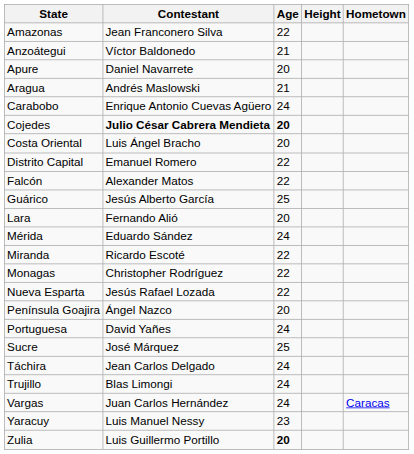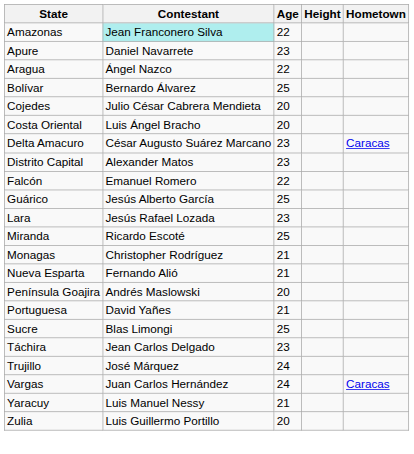(164, 32) no background -> (164, 32) paleturquoise background
- row: (36, 51)
(283, 69) 20 -> (283, 51) 23
(153, 88) Andrés Maslowski -> (139, 69) Ángel Nazco
(283, 88) 21 -> (283, 69) 22
+ row: (25, 88)
- row: (33, 106)
(188, 125) bold -> (183, 106) normal
(283, 125) bold -> (283, 106) normal
+ row: (45, 144)
(151, 162) Emanuel Romero -> (149, 162) Alexander Matos
(283, 162) 22 -> (283, 162) 23
(149, 181) Alexander Matos -> (151, 181) Emanuel Romero
(142, 218) Fernando Alió -> (160, 218) Jesús Rafael Lozada
(283, 218) 20 -> (283, 218) 23
- row: (25, 236)
(283, 255) 22 -> (283, 236) 25
(283, 273) 22 -> (283, 255) 21
(160, 292) Jesús Rafael Lozada -> (142, 273) Fernando Alió
(283, 292) 22 -> (283, 273) 21
(139, 310) Ángel Nazco -> (153, 292) Andrés Maslowski
(283, 329) 24 -> (283, 310) 21
(142, 347) José Márquez -> (139, 329) Blas Limongi
(283, 366) 24 -> (283, 347) 23
(139, 384) Blas Limongi -> (142, 366) José Márquez
(283, 421) 23 -> (283, 403) 21
(283, 440) bold -> (283, 421) normal
